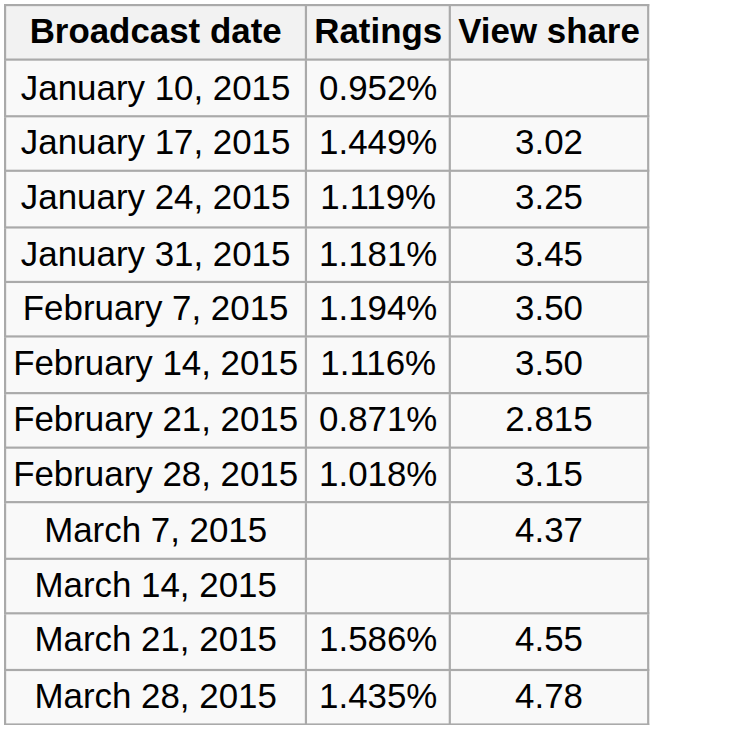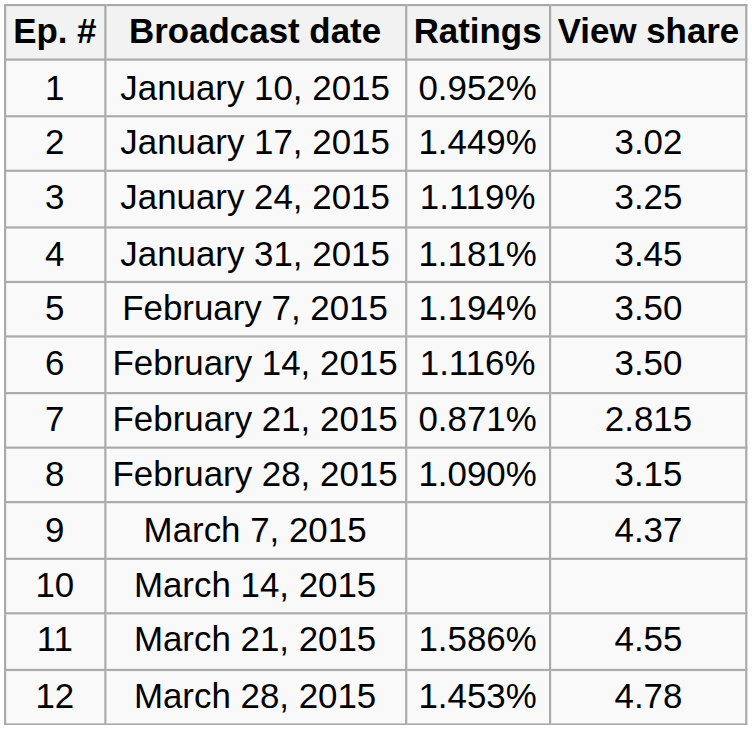+ column: (55, 32)
(378, 474) 1.018% -> (478, 474) 1.090%
(378, 695) 1.435% -> (478, 695) 1.453%
